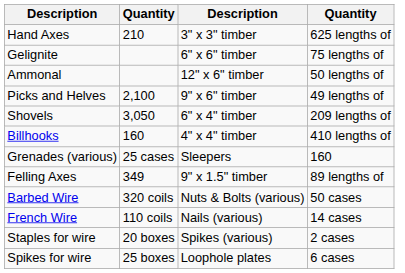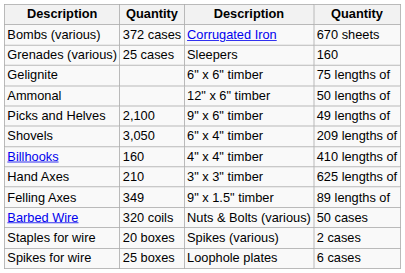+ row: (54, 34)
rows swapped: (62, 156) <-> (38, 34)
- row: (42, 217)
